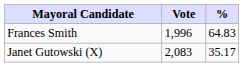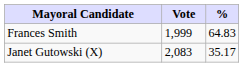(178, 33) 1,996 -> (178, 33) 1,999
